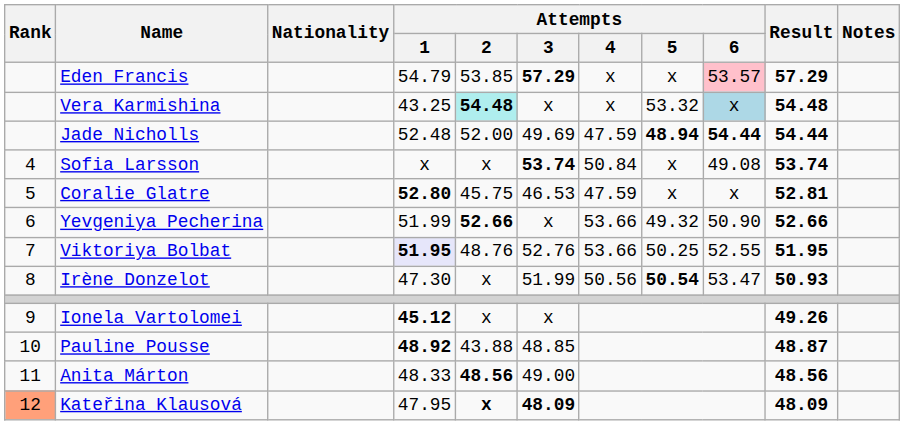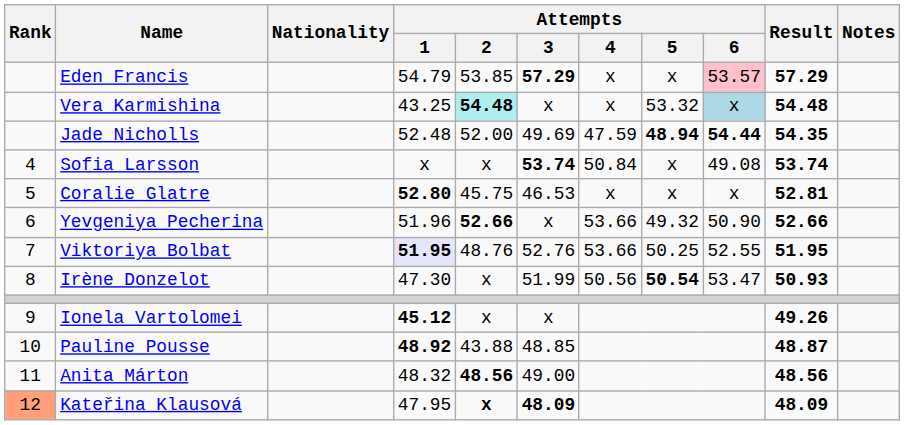(801, 135) 54.44 -> (801, 135) 54.35
(610, 193) 47.59 -> (610, 193) x
(425, 222) 51.99 -> (425, 222) 51.96
(425, 376) 48.33 -> (425, 376) 48.32
